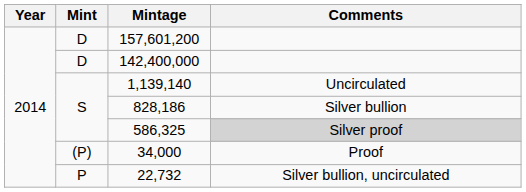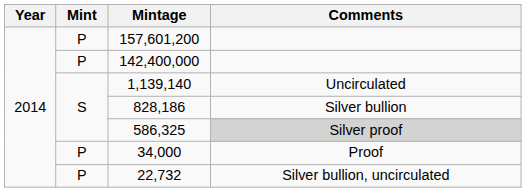(82, 38) D -> (82, 38) P
(82, 61) D -> (82, 61) P
(82, 152) (P) -> (82, 152) P
